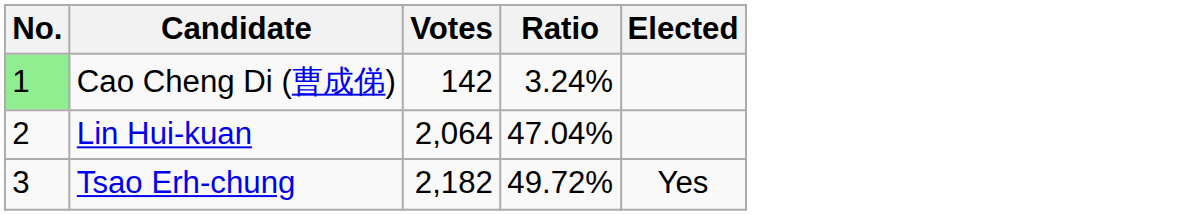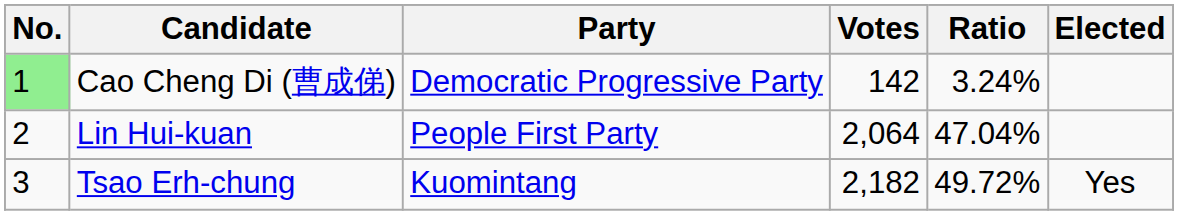+ column: (617, 29)
